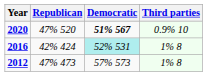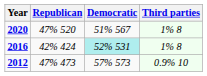(112, 29) bold -> (112, 29) normal
(171, 29) 0.9% 10 -> (171, 29) 1% 8
(171, 63) 1% 8 -> (171, 63) 0.9% 10
